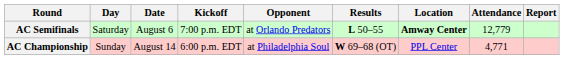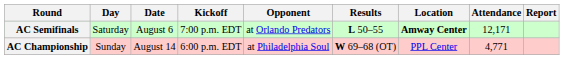(496, 29) 12,779 -> (496, 29) 12,171
